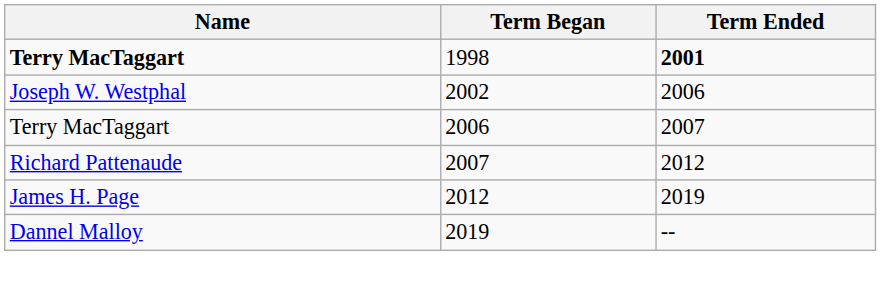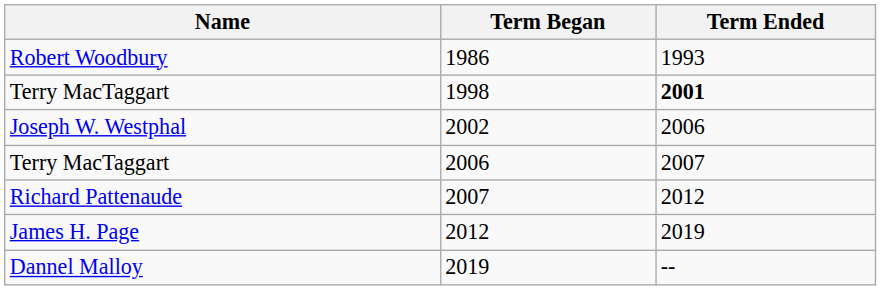+ row: (467, 57)
(97, 57) bold -> (89, 92) normal
